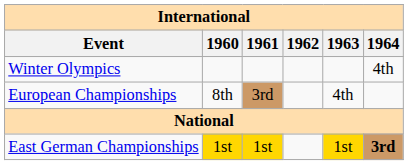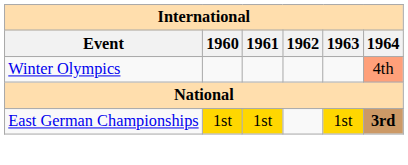(383, 69) no background -> (383, 69) lightsalmon background
- row: (92, 95)
